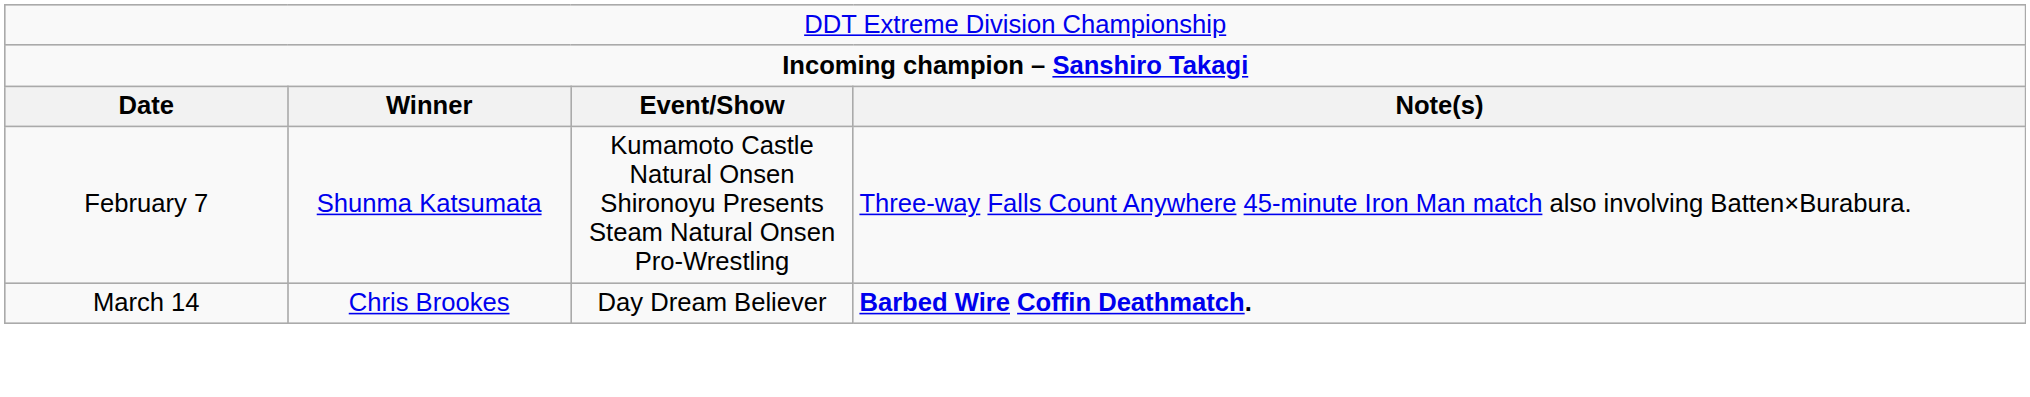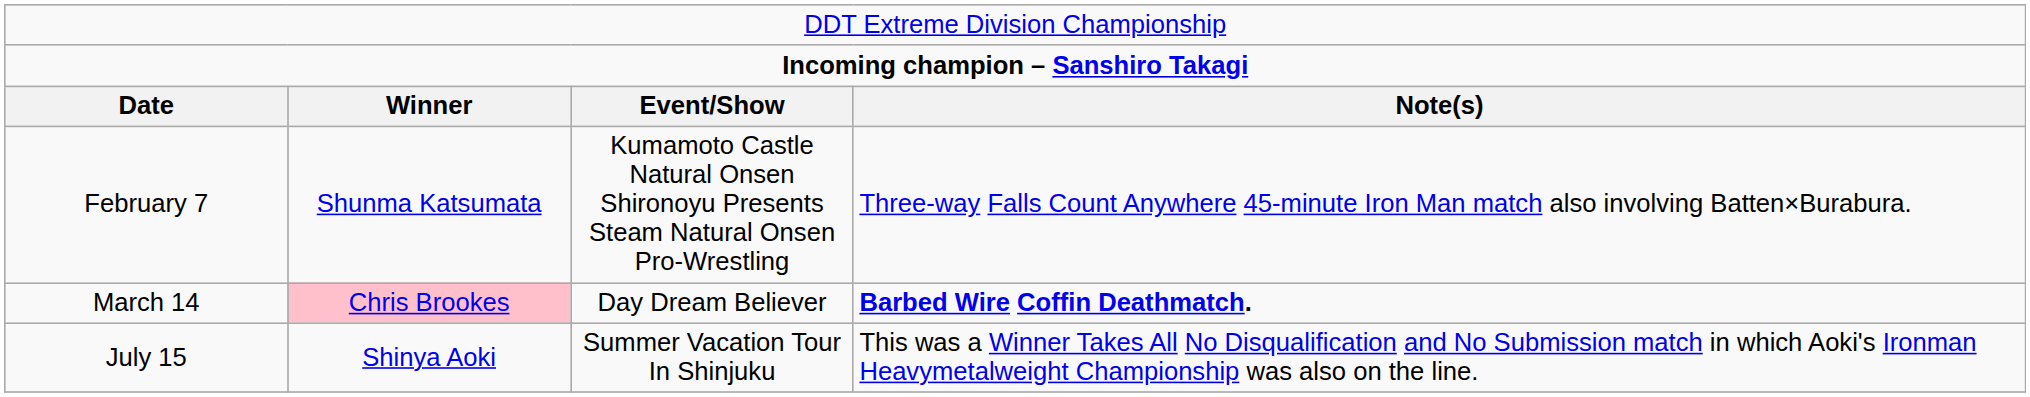(429, 302) no background -> (429, 302) pink background
+ row: (146, 357)
